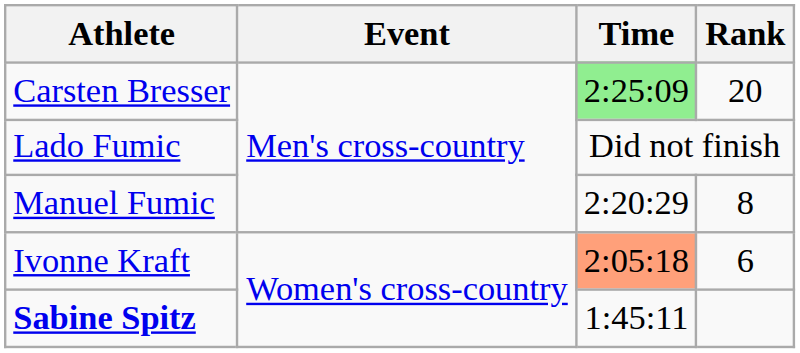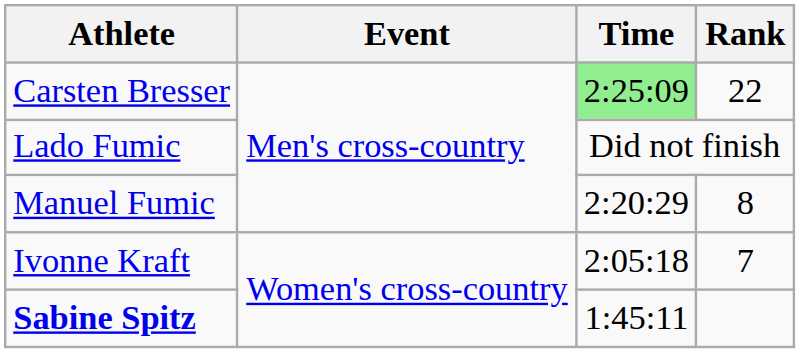(745, 90) 20 -> (745, 90) 22
(636, 260) lightsalmon background -> (636, 260) no background
(745, 260) 6 -> (745, 260) 7
